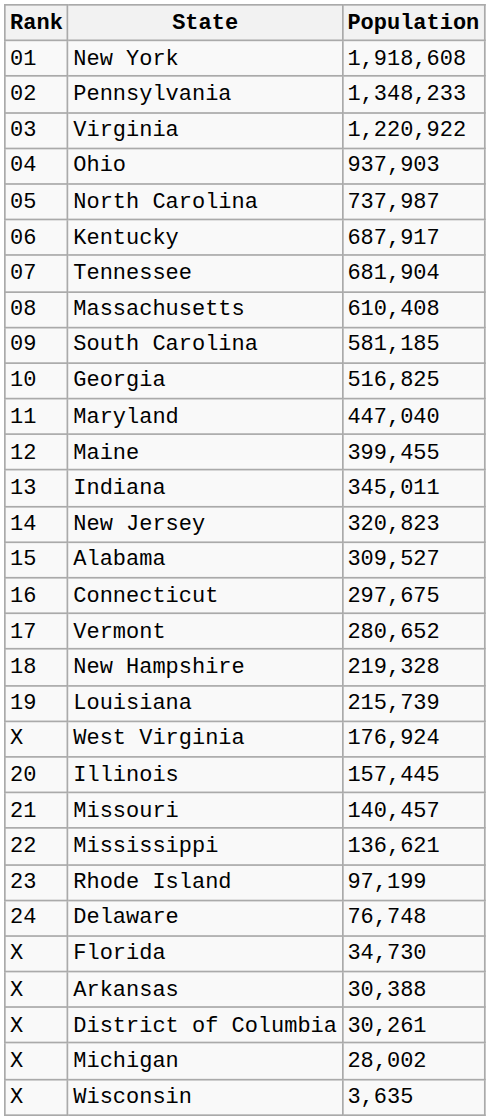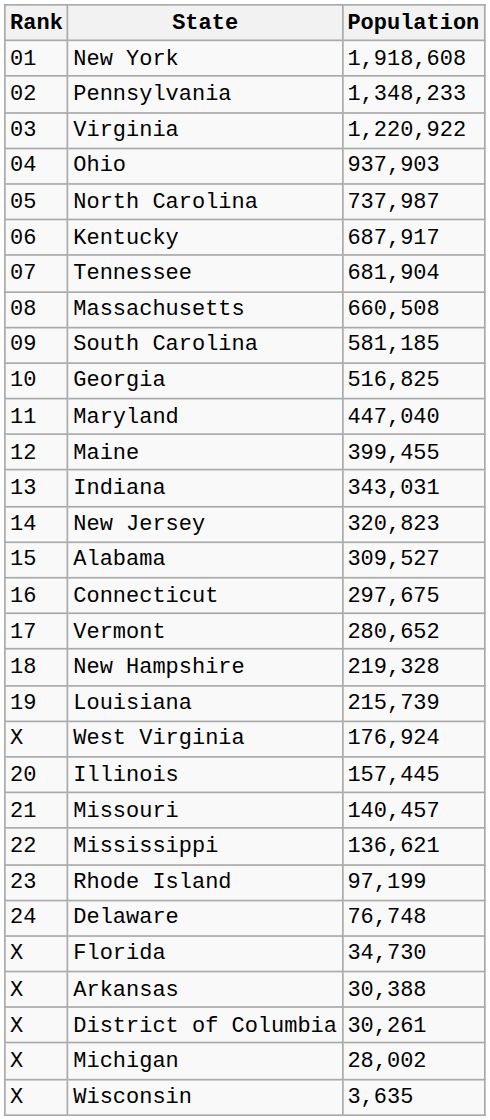(394, 309) 610,408 -> (394, 309) 660,508
(394, 488) 345,011 -> (394, 488) 343,031
